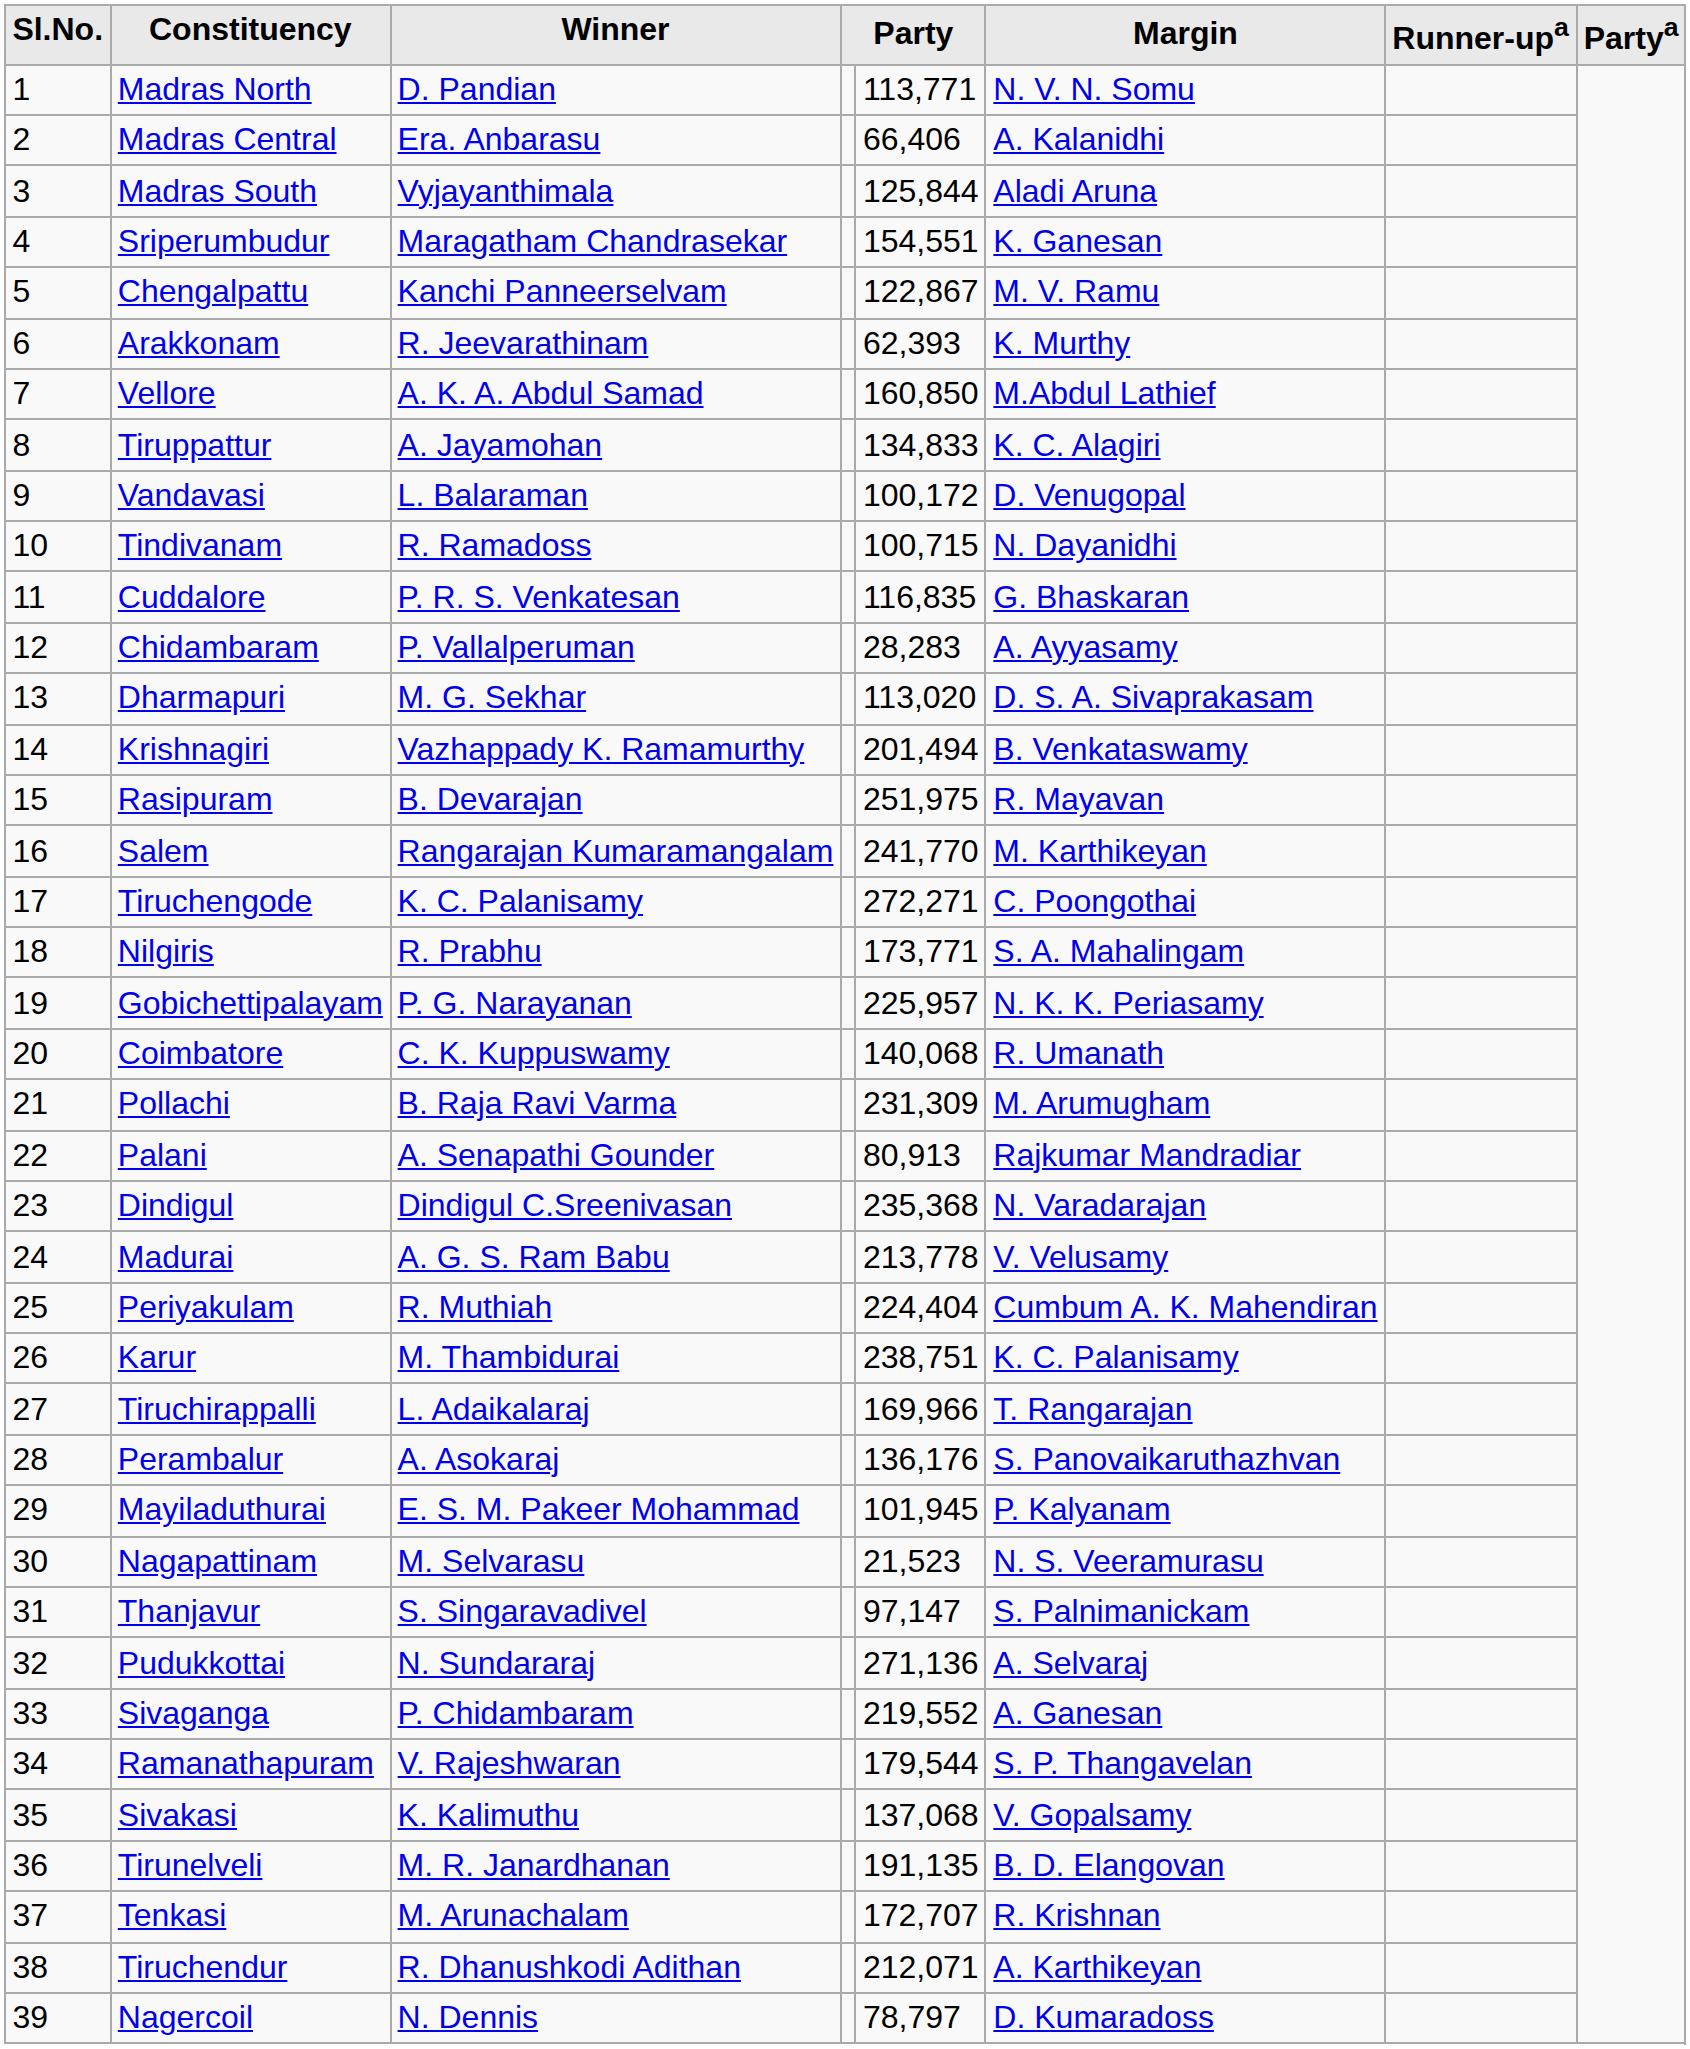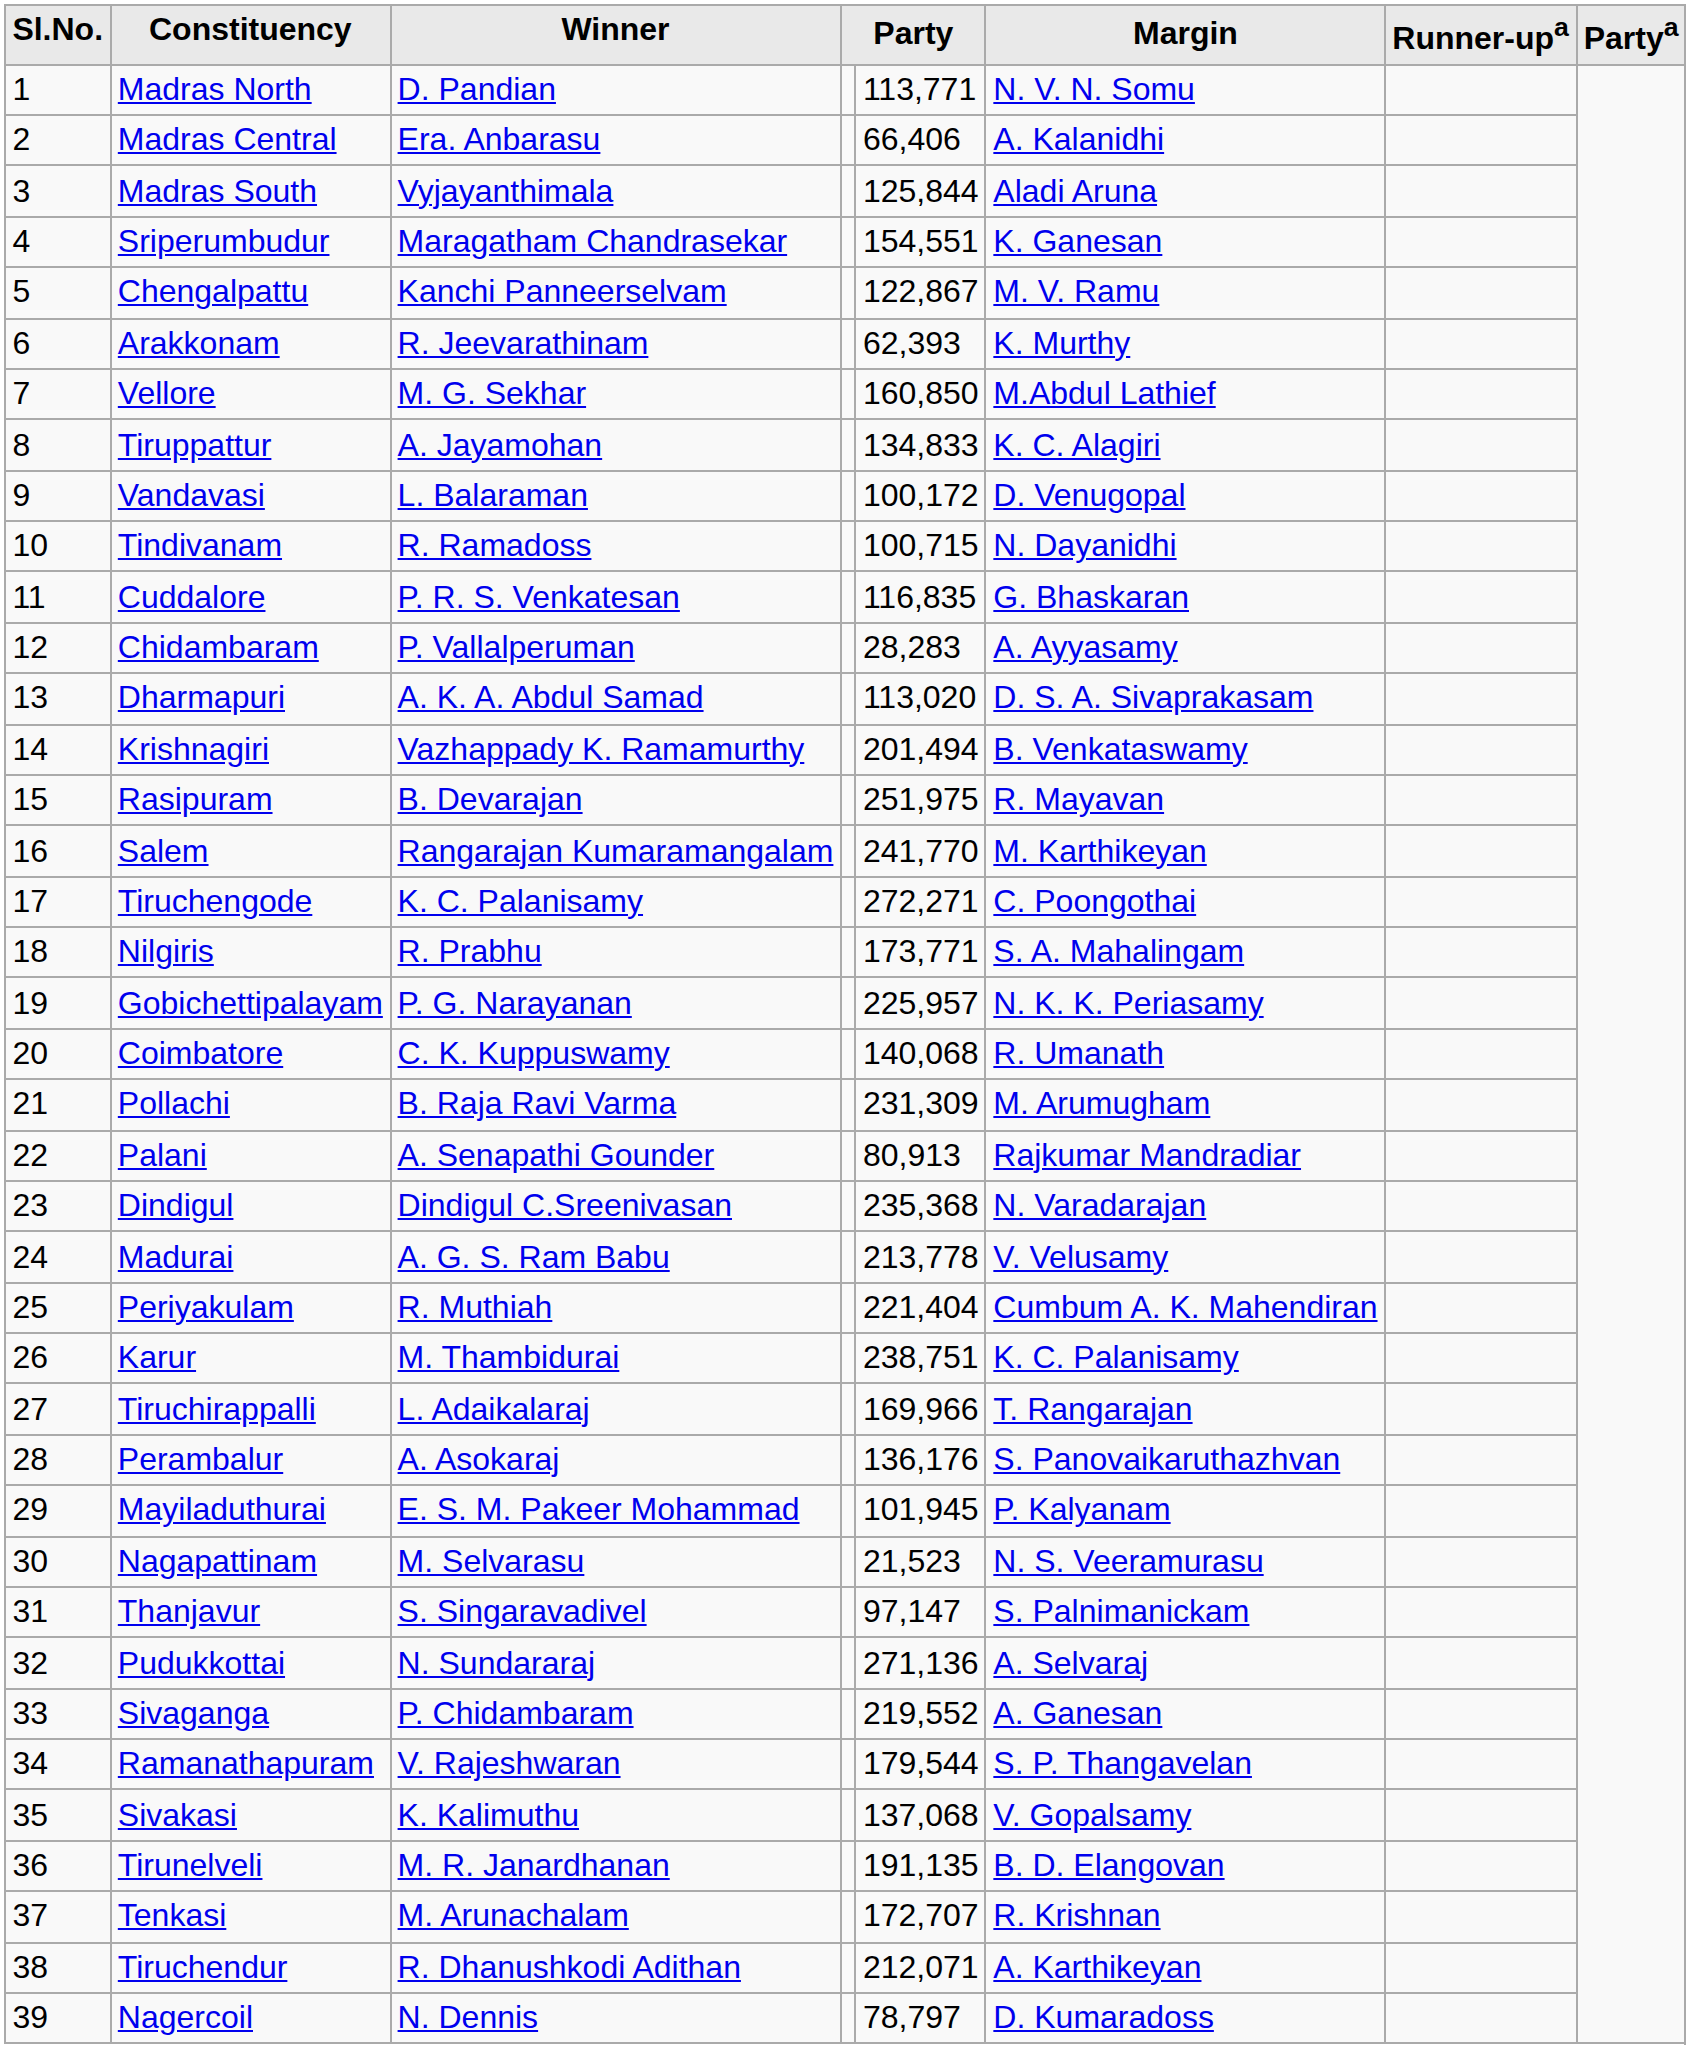(551, 393) A. K. A. Abdul Samad -> (492, 393) M. G. Sekhar
(492, 698) M. G. Sekhar -> (551, 698) A. K. A. Abdul Samad
(921, 1307) 224,404 -> (921, 1307) 221,404
